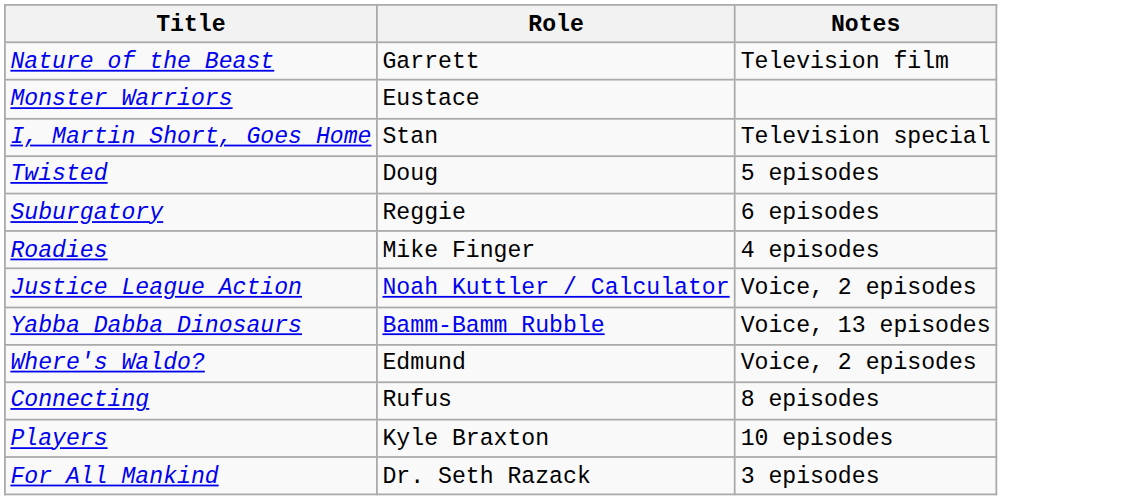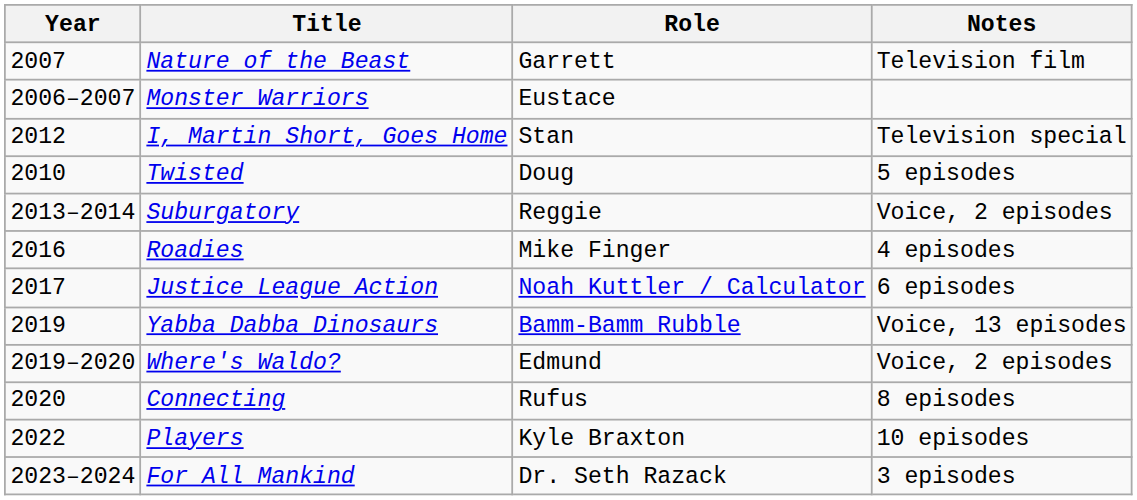+ column: (73, 24)
(810, 212) 6 episodes -> (995, 212) Voice, 2 episodes
(859, 288) Voice, 2 episodes -> (946, 288) 6 episodes
